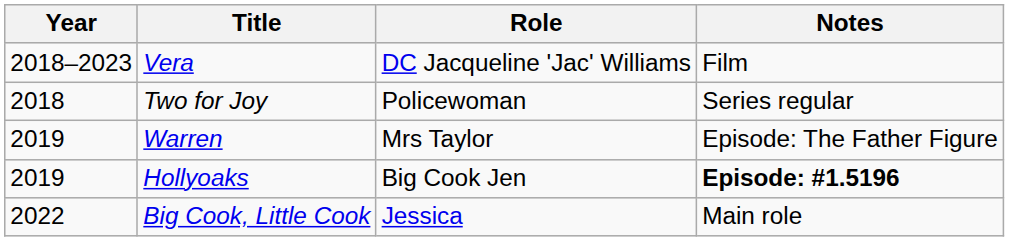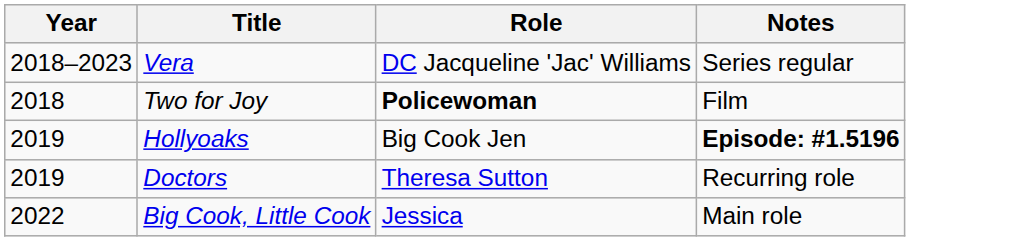(725, 62) Film -> (778, 62) Series regular
(454, 100) normal -> (459, 100) bold
(778, 100) Series regular -> (725, 100) Film
- row: (183, 139)
+ row: (185, 178)
